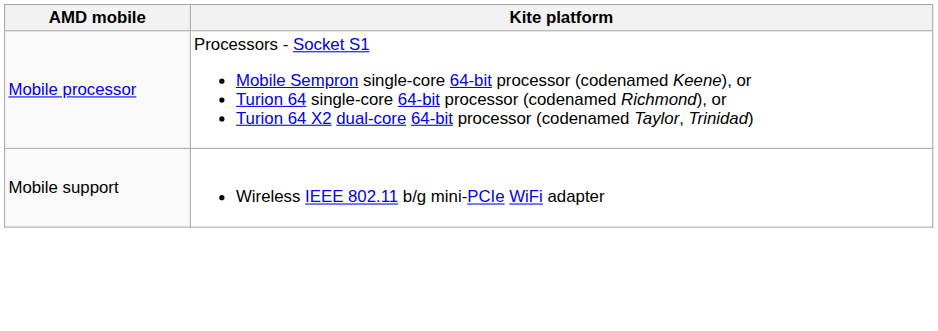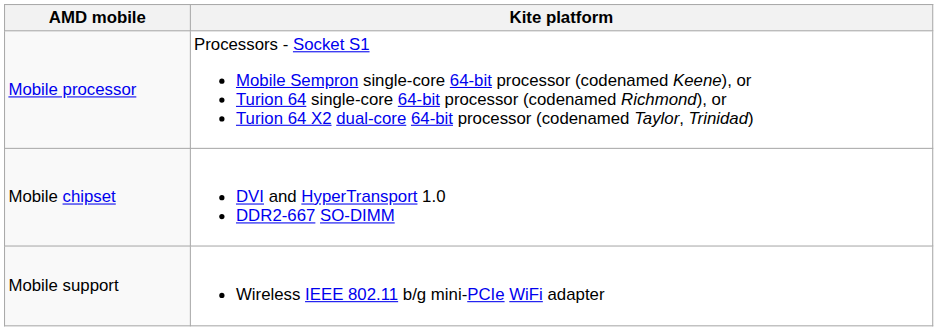+ row: (62, 197)
